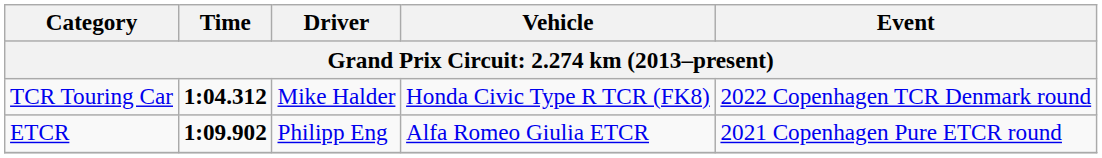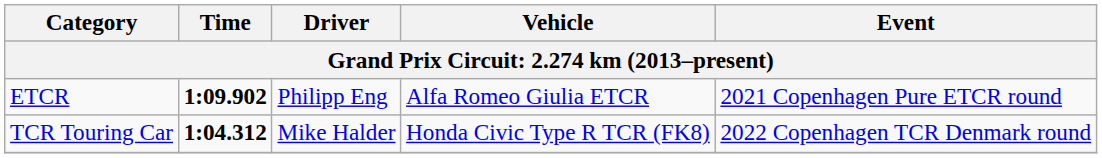rows swapped: (92, 96) <-> (40, 133)
